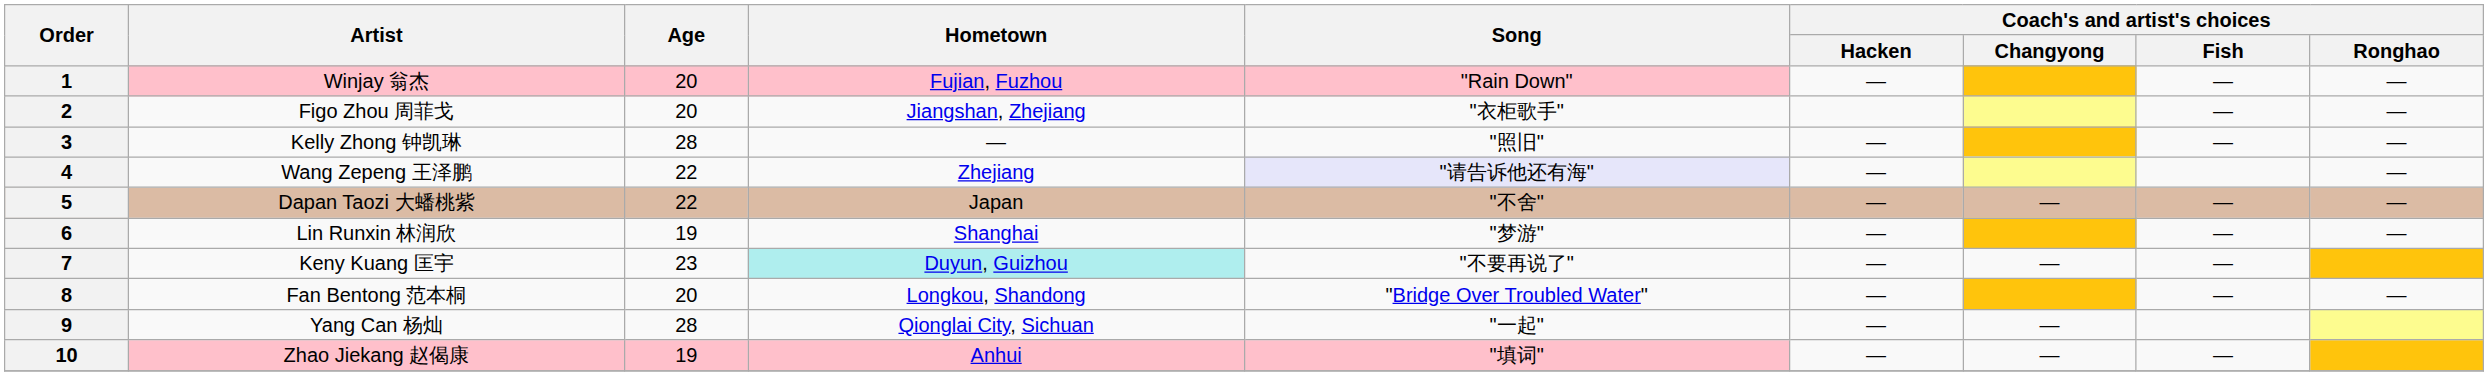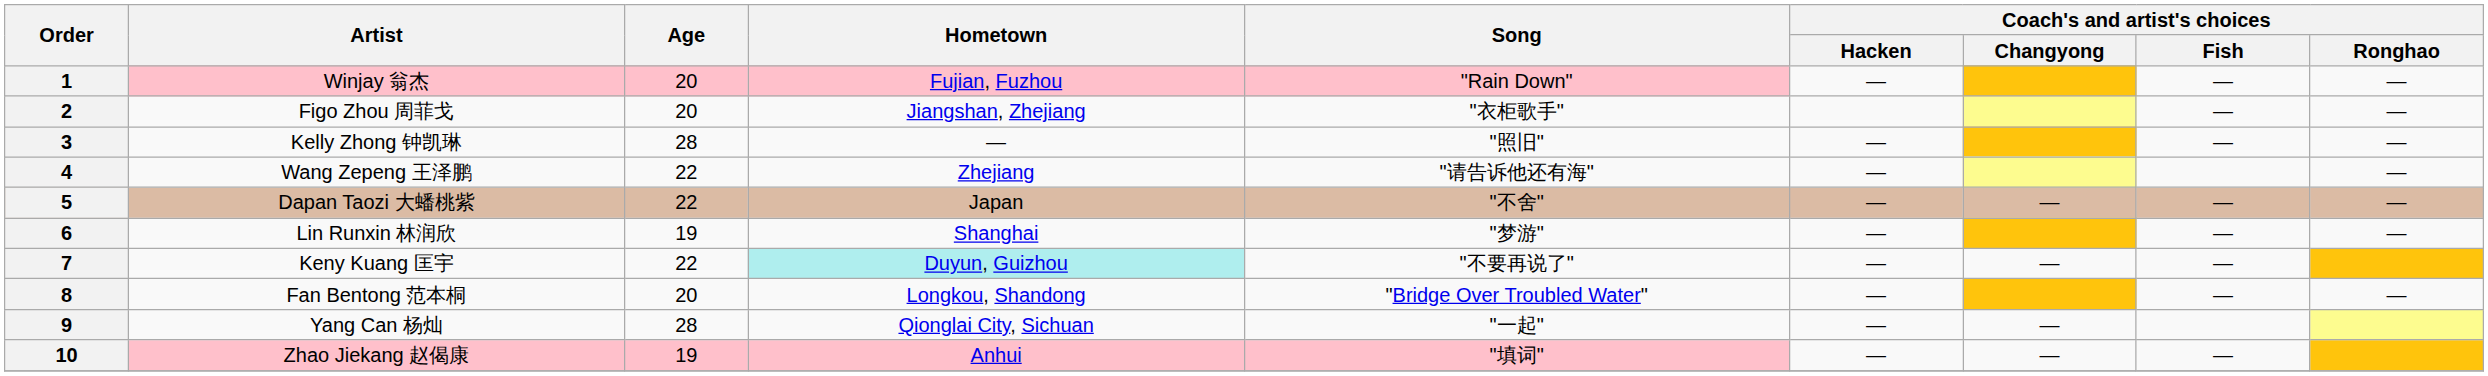(1517, 172) lavender background -> (1517, 172) no background
(686, 264) 23 -> (686, 264) 22
